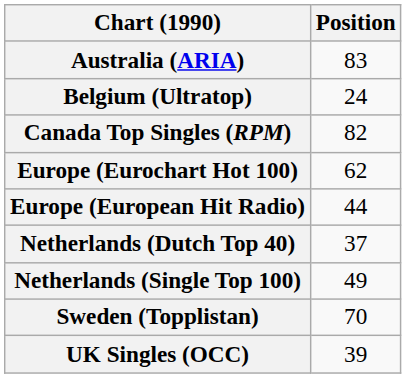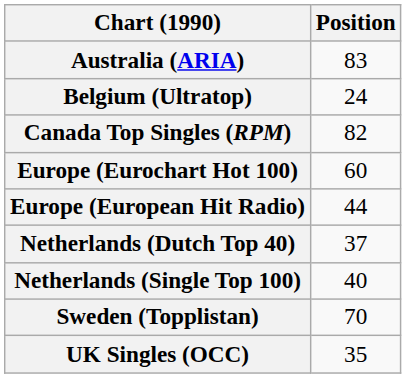(356, 170) 62 -> (356, 170) 60
(356, 280) 49 -> (356, 280) 40
(356, 354) 39 -> (356, 354) 35
